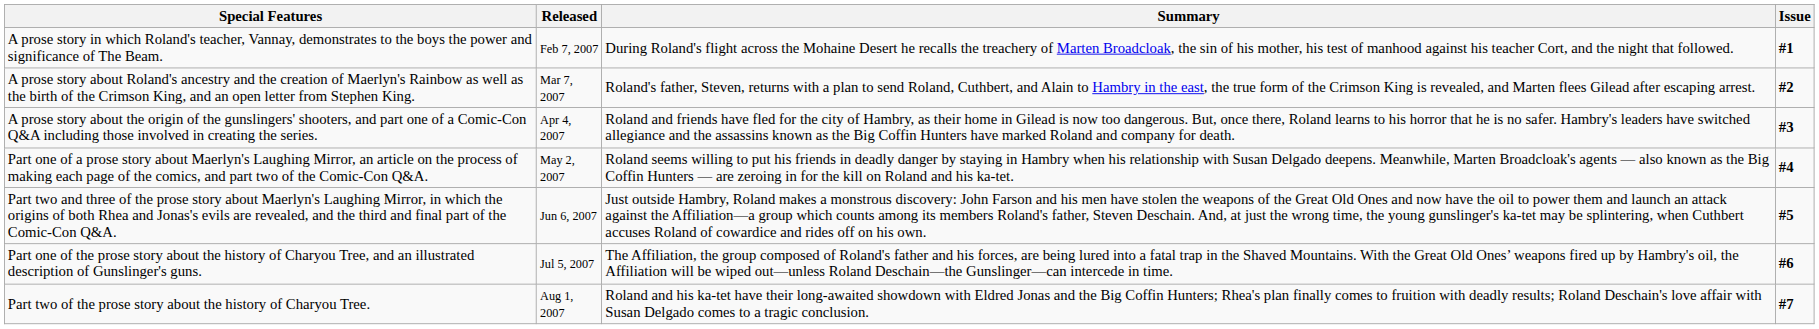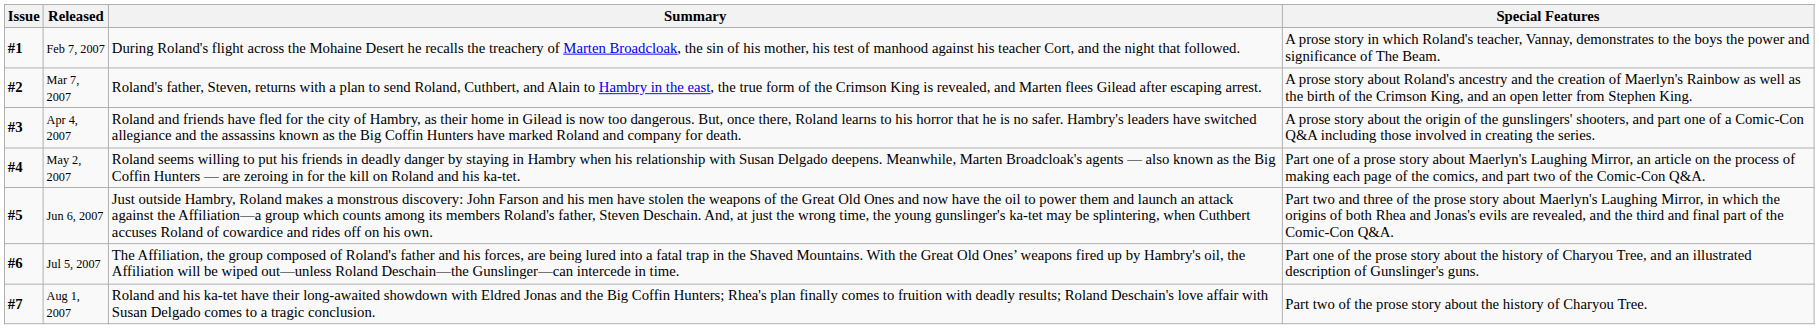columns swapped: (1795, 16) <-> (271, 16)
